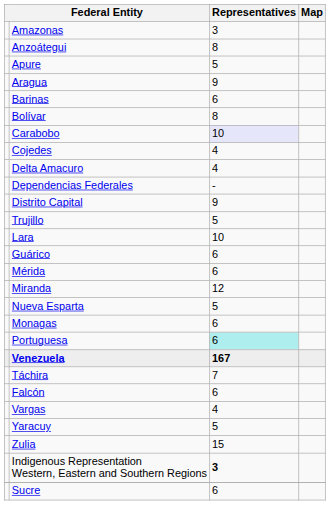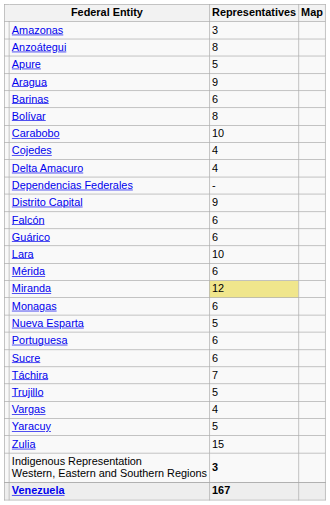(218, 133) lavender background -> (218, 133) no background
rows swapped: (28, 392) <-> (28, 220)
rows swapped: (31, 254) <-> (23, 237)
(218, 289) no background -> (218, 289) khaki background
rows swapped: (34, 323) <-> (48, 306)
(215, 340) paleturquoise background -> (215, 340) no background
rows swapped: (26, 491) <-> (38, 358)
